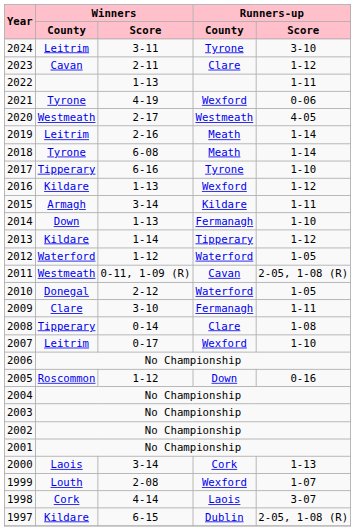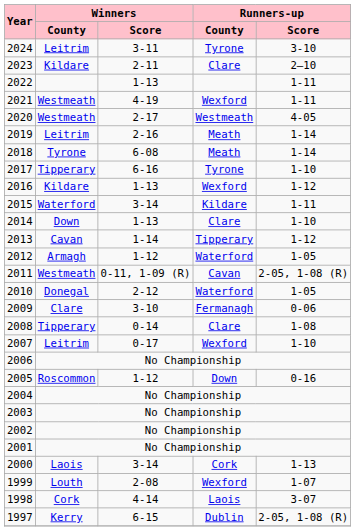(67, 65) Cavan -> (67, 65) Kildare
(303, 65) 1-12 -> (303, 65) 2–10
(67, 100) Tyrone -> (67, 100) Westmeath
(303, 100) 0-06 -> (303, 100) 1-11
(67, 204) Armagh -> (67, 204) Waterford
(224, 222) Fermanagh -> (224, 222) Clare
(67, 239) Kildare -> (67, 239) Cavan
(67, 256) Waterford -> (67, 256) Armagh
(303, 308) 1-11 -> (303, 308) 0-06
(67, 517) Kildare -> (67, 517) Kerry
